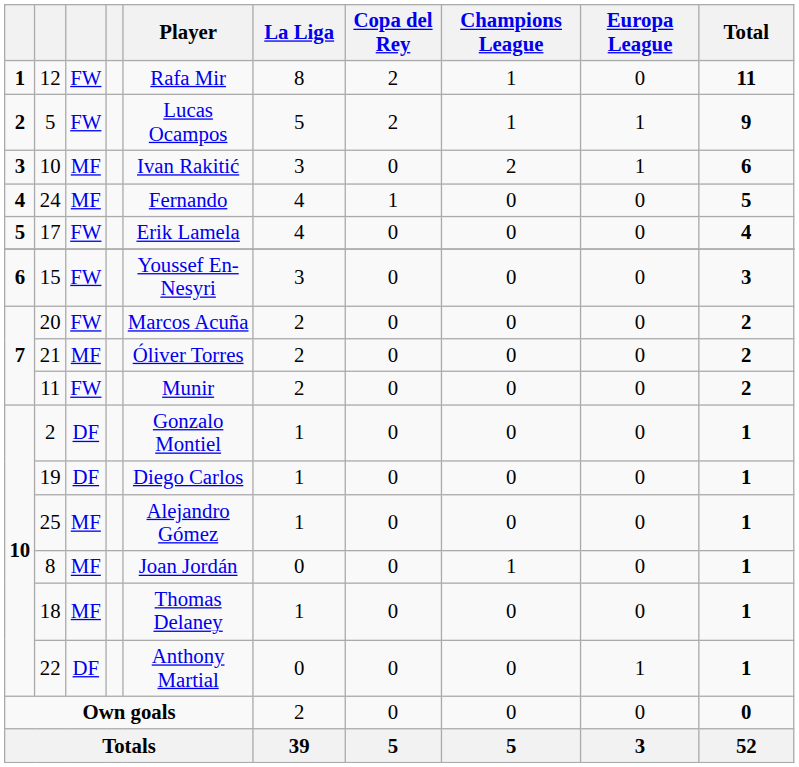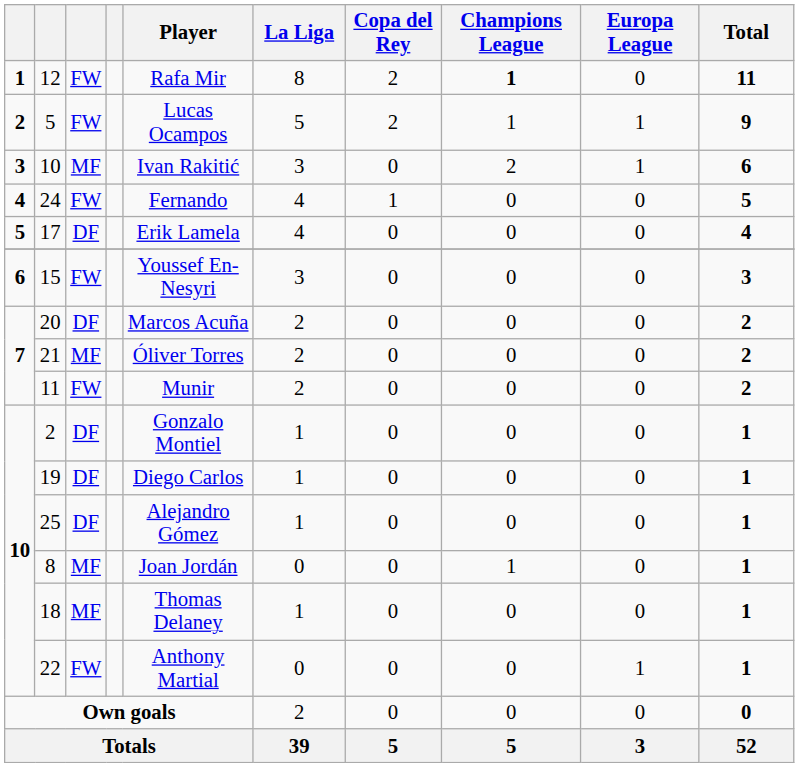(511, 77) normal -> (511, 77) bold
(86, 199) MF -> (86, 199) FW
(86, 232) FW -> (86, 232) DF
(86, 322) FW -> (86, 322) DF
(86, 522) MF -> (86, 522) DF
(86, 667) DF -> (86, 667) FW
